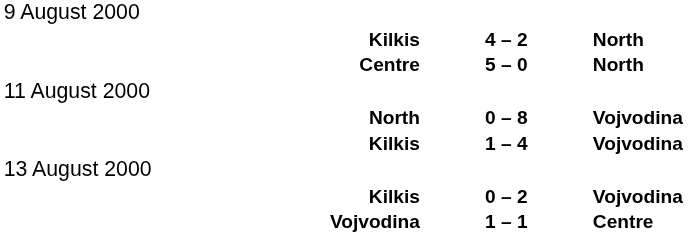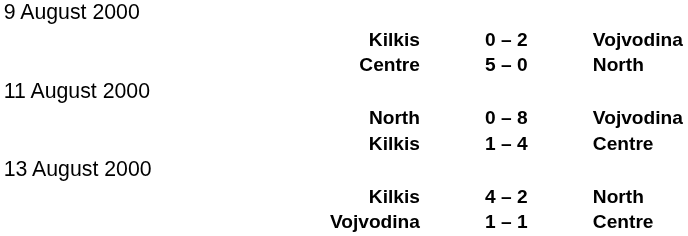rows swapped: (394, 196) <-> (394, 39)
(638, 143) Vojvodina -> (623, 143) Centre
